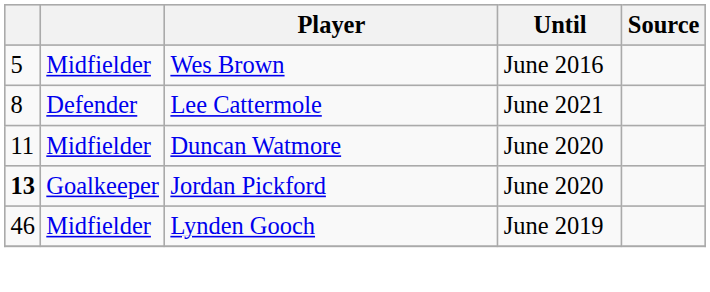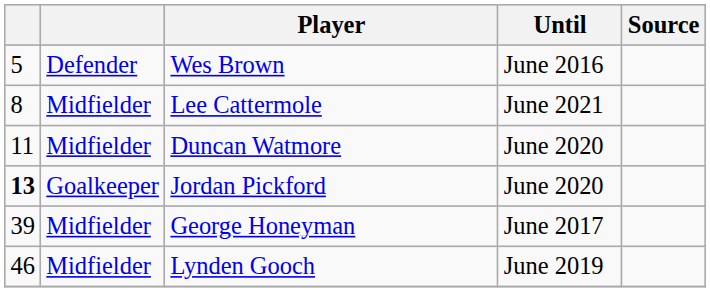(99, 65) Midfielder -> (92, 65) Defender
(92, 105) Defender -> (99, 105) Midfielder
+ row: (263, 226)
